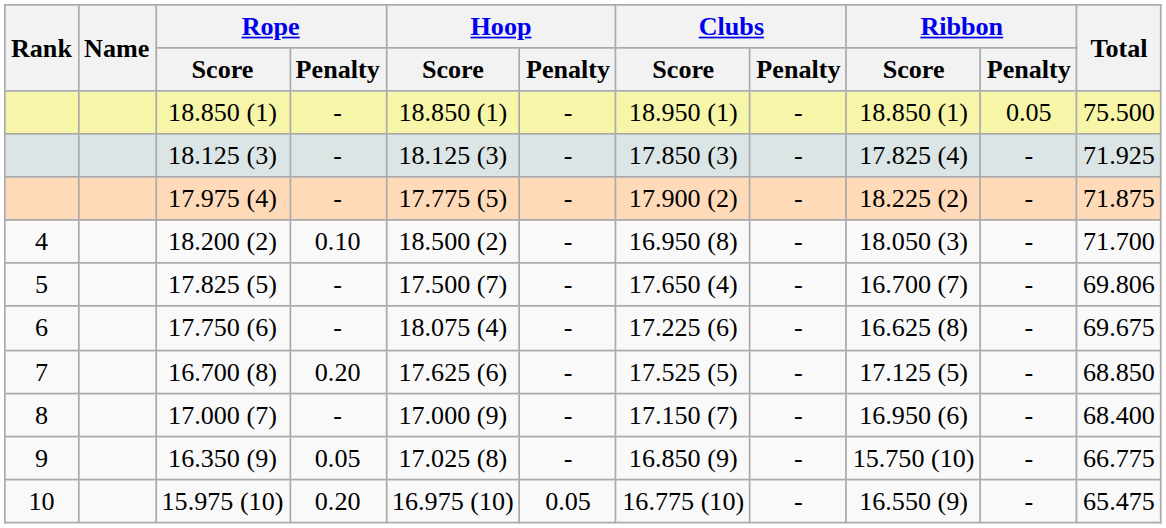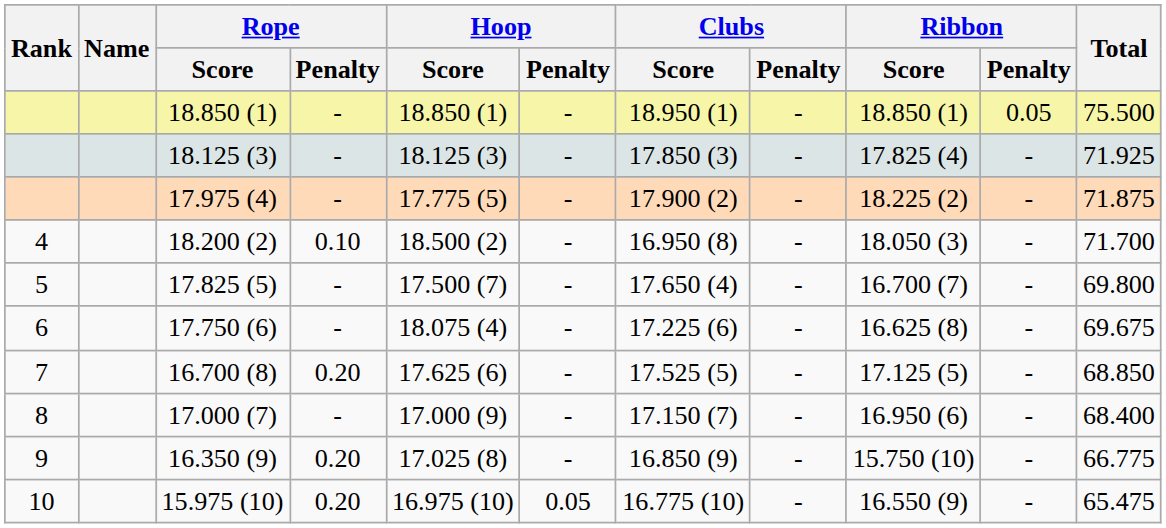(1119, 284) 69.806 -> (1119, 284) 69.800
(338, 457) 0.05 -> (338, 457) 0.20
